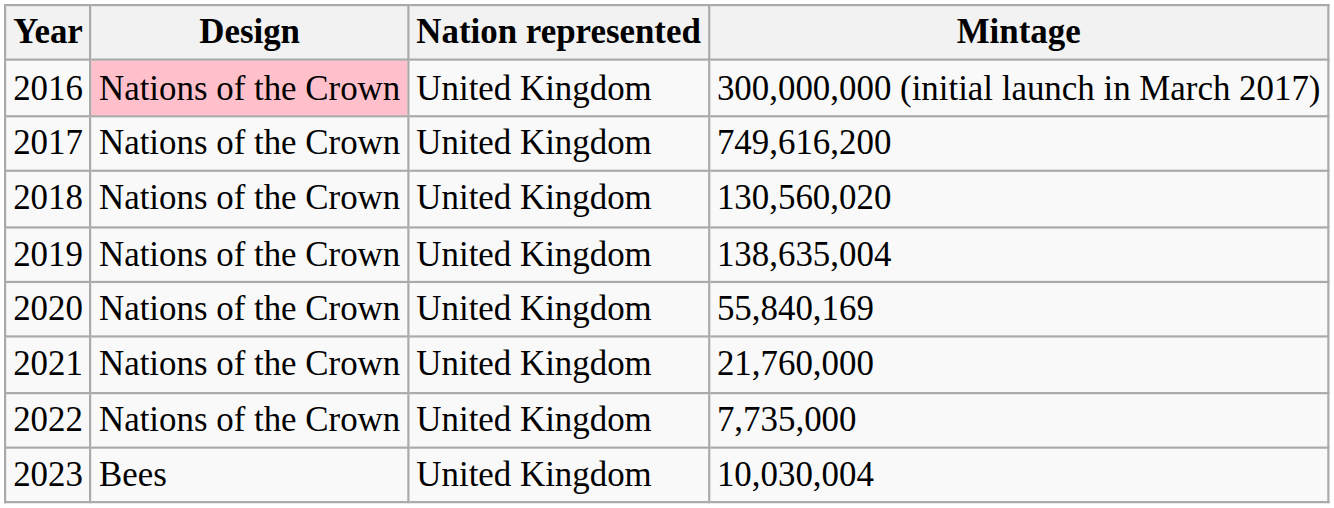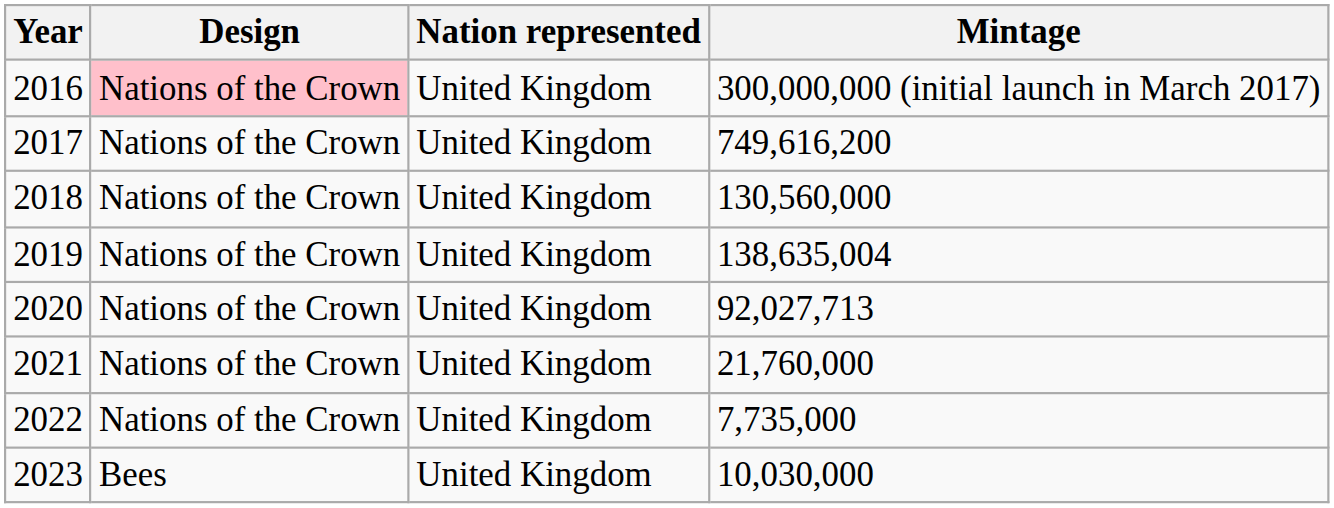(804, 198) 130,560,020 -> (804, 198) 130,560,000
(795, 308) 55,840,169 -> (795, 308) 92,027,713
(795, 474) 10,030,004 -> (795, 474) 10,030,000
